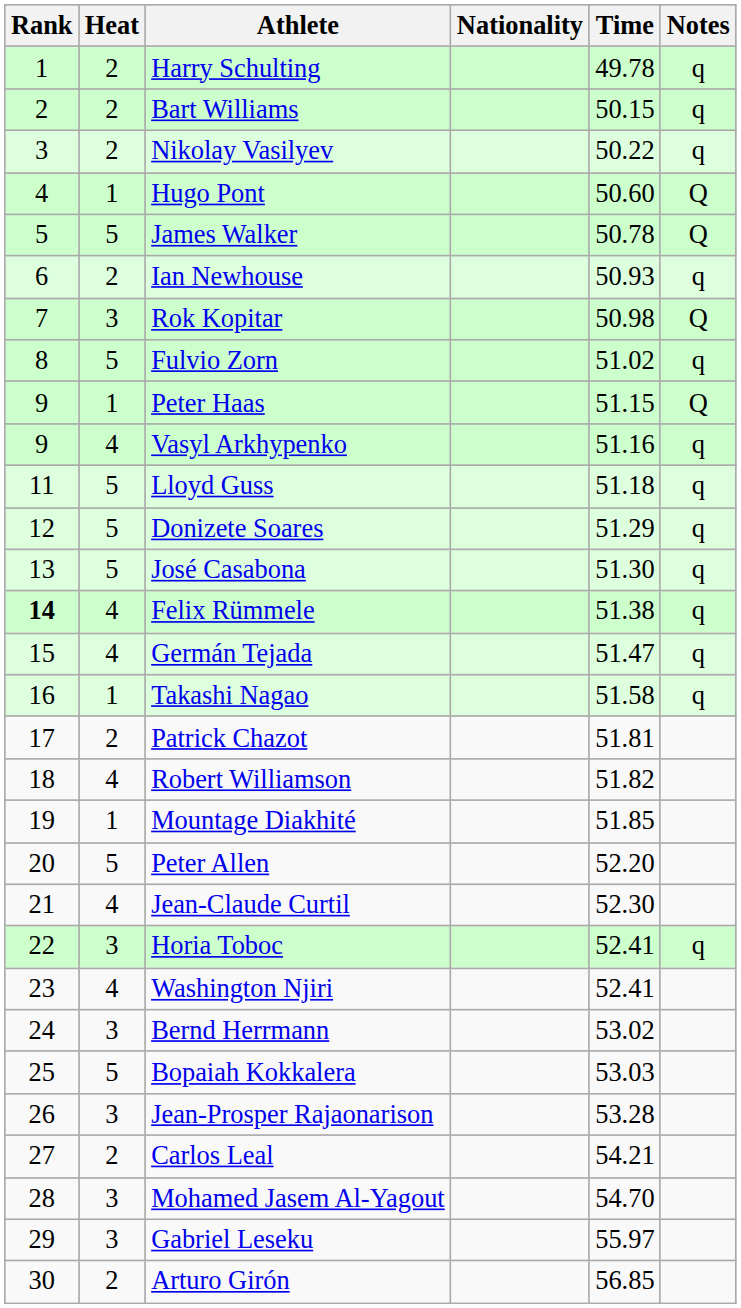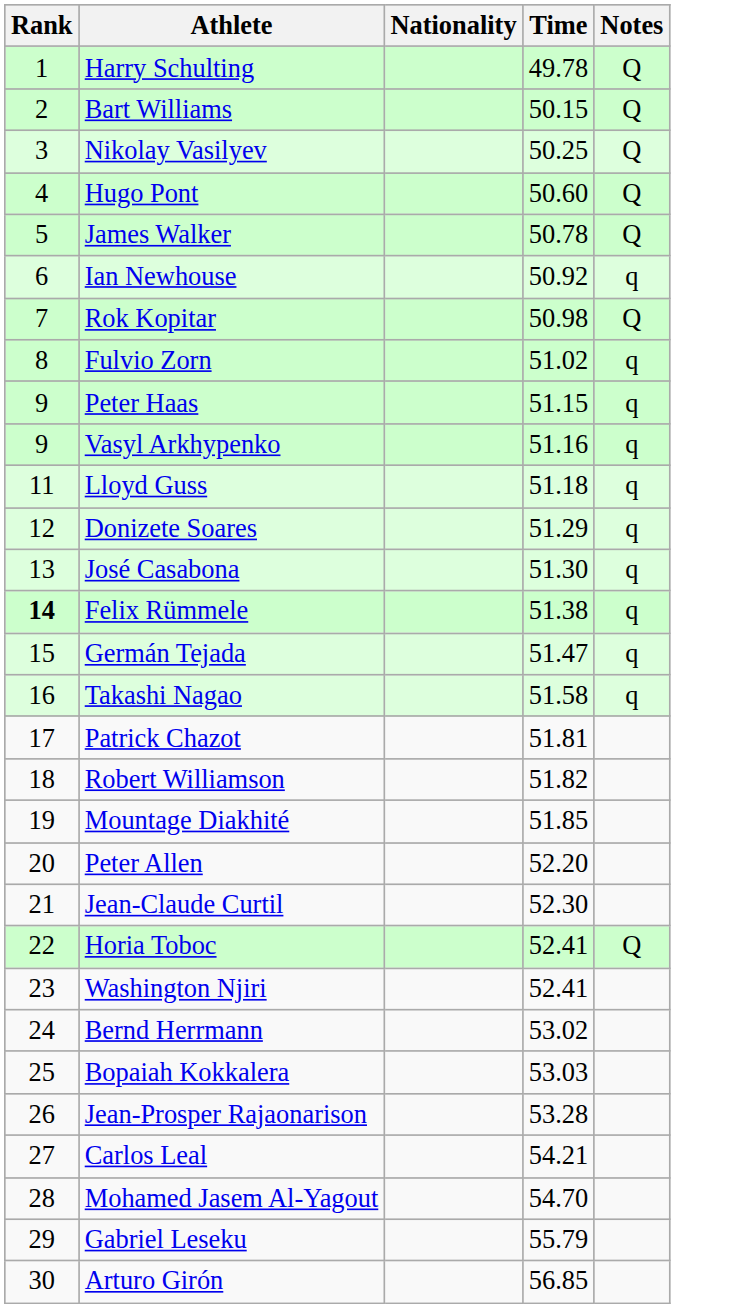- column: (112, 25)
(698, 67) q -> (632, 67) Q
(698, 109) q -> (632, 109) Q
(625, 151) 50.22 -> (558, 151) 50.25
(698, 151) q -> (632, 151) Q
(625, 276) 50.93 -> (558, 276) 50.92
(698, 402) Q -> (632, 402) q
(698, 946) q -> (632, 946) Q
(625, 1239) 55.97 -> (558, 1239) 55.79
